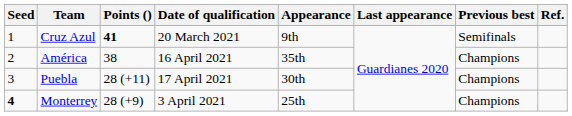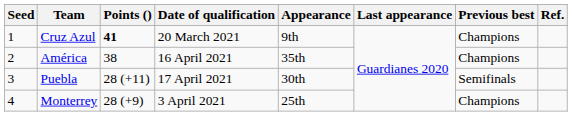(487, 36) Semifinals -> (489, 36) Champions
(489, 79) Champions -> (487, 79) Semifinals
(11, 100) bold -> (11, 100) normal
